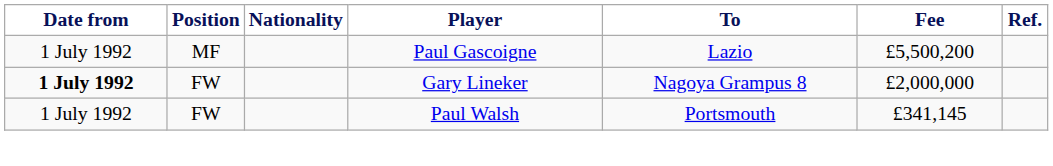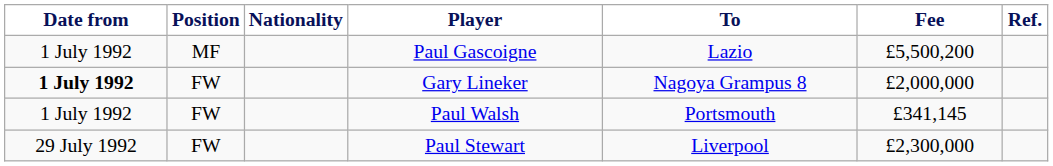+ row: (475, 144)
